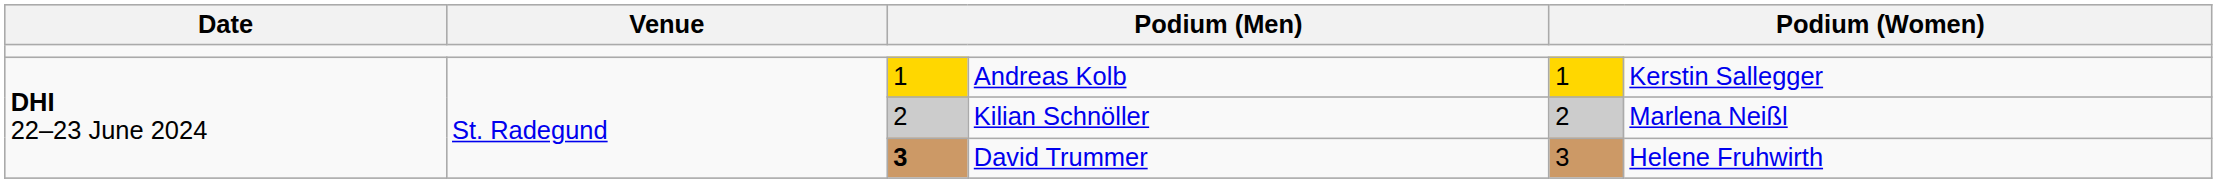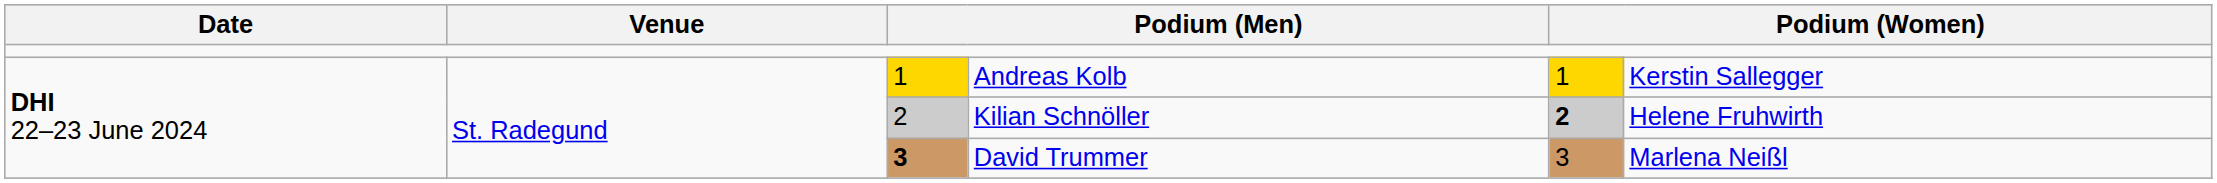(1562, 117) normal -> (1562, 117) bold
(1709, 117) Marlena Neißl -> (1726, 117) Helene Fruhwirth
(1726, 157) Helene Fruhwirth -> (1709, 157) Marlena Neißl
